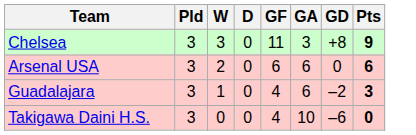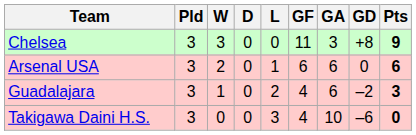+ column: (275, 17)
